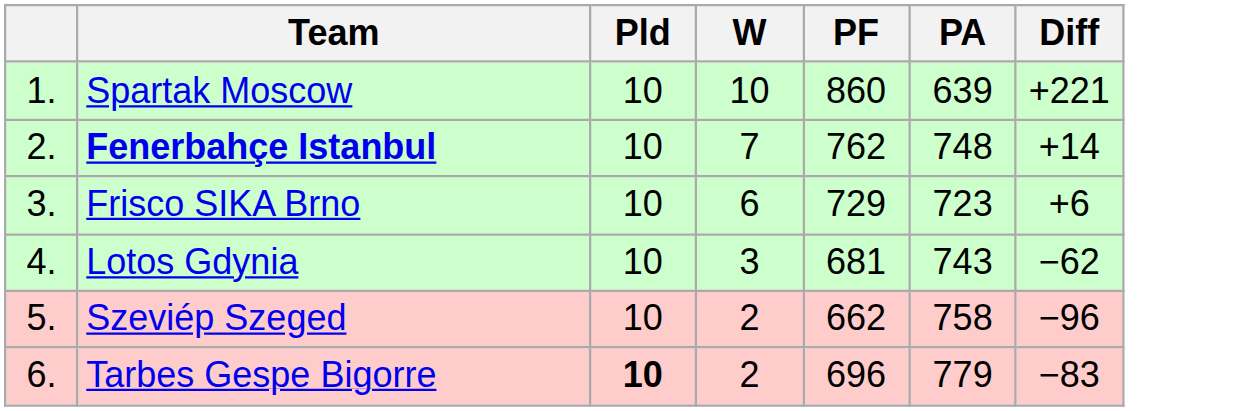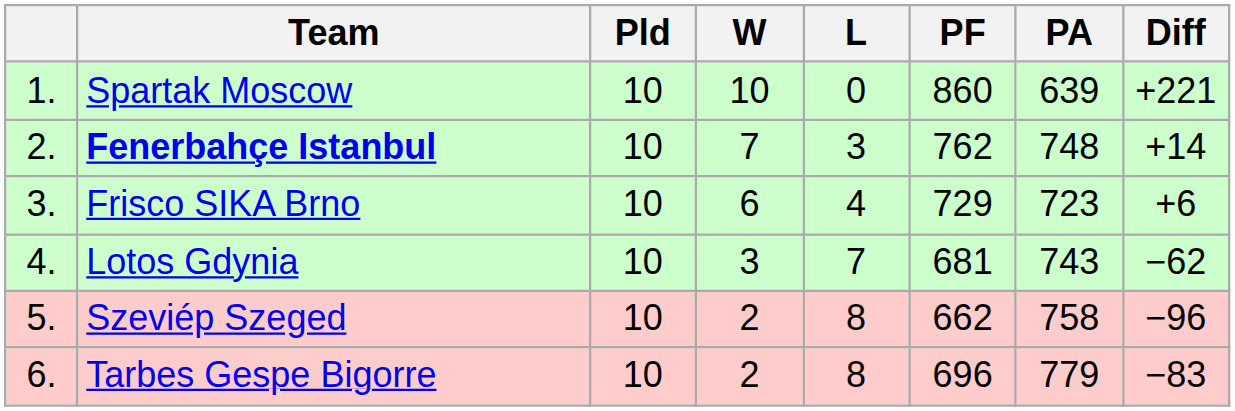+ column: (856, 33)
(643, 375) bold -> (643, 375) normal
